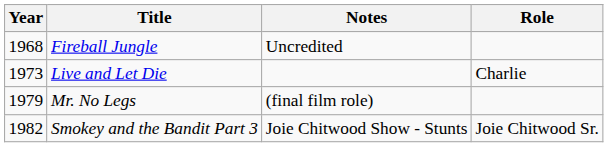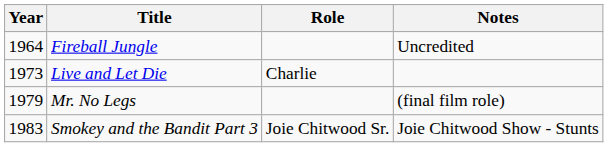columns swapped: (537, 18) <-> (367, 18)
(26, 45) 1968 -> (26, 45) 1964
(26, 127) 1982 -> (26, 127) 1983
